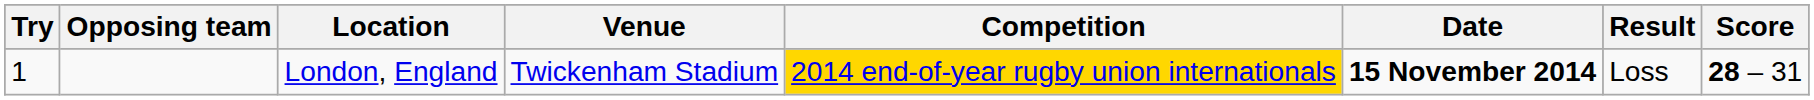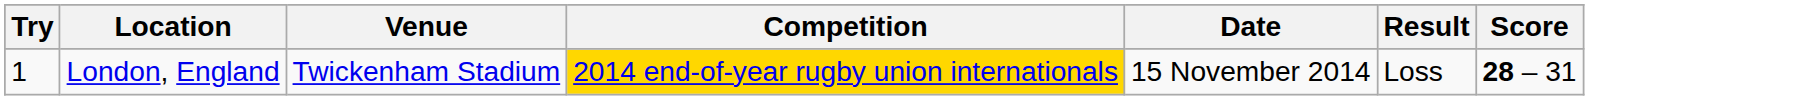- column: (169, 26)
(1473, 71) bold -> (1251, 71) normal
